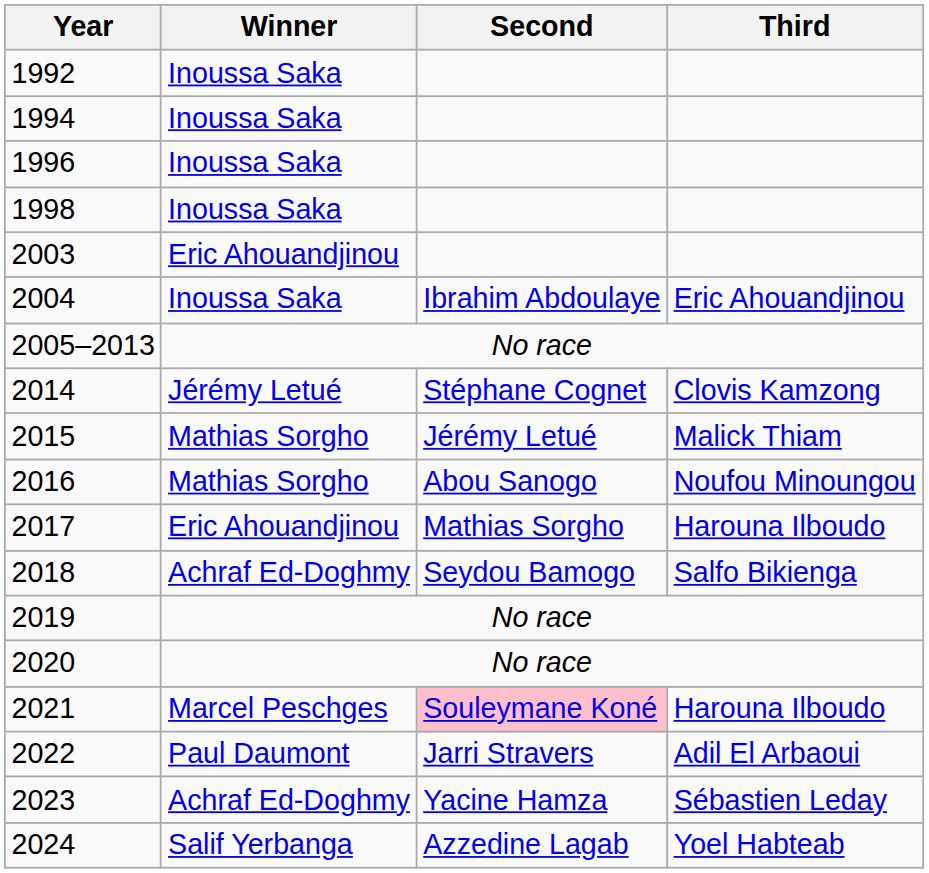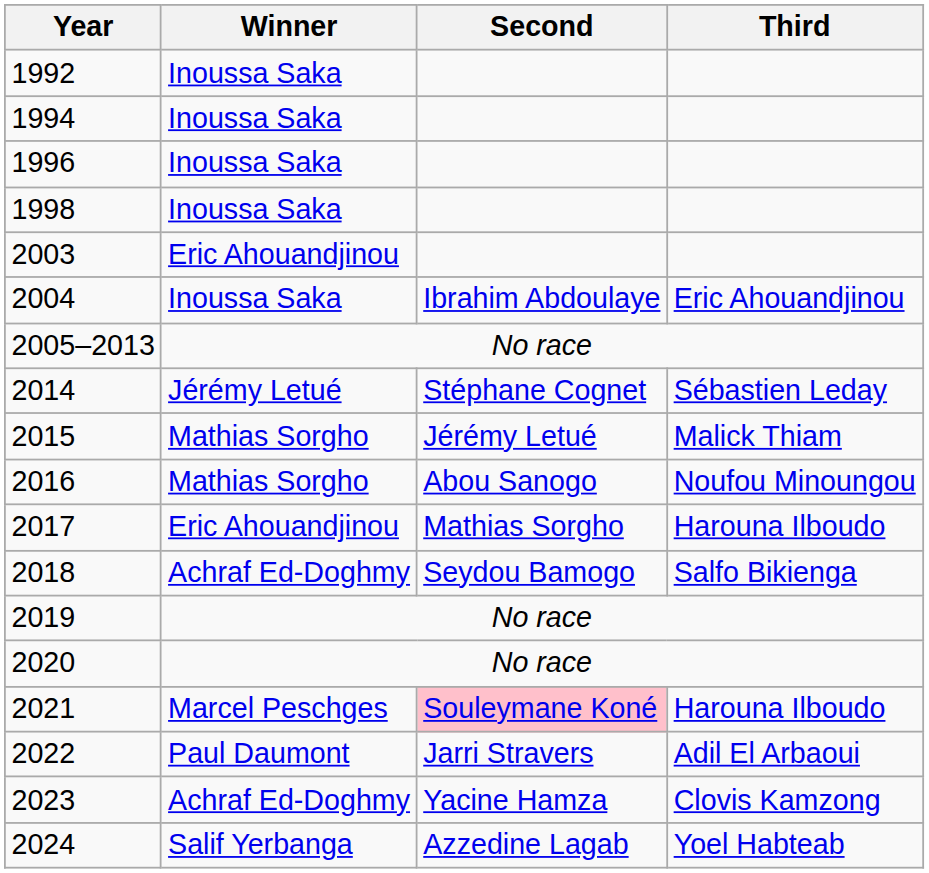(777, 390) Clovis Kamzong -> (780, 390) Sébastien Leday
(780, 799) Sébastien Leday -> (777, 799) Clovis Kamzong
